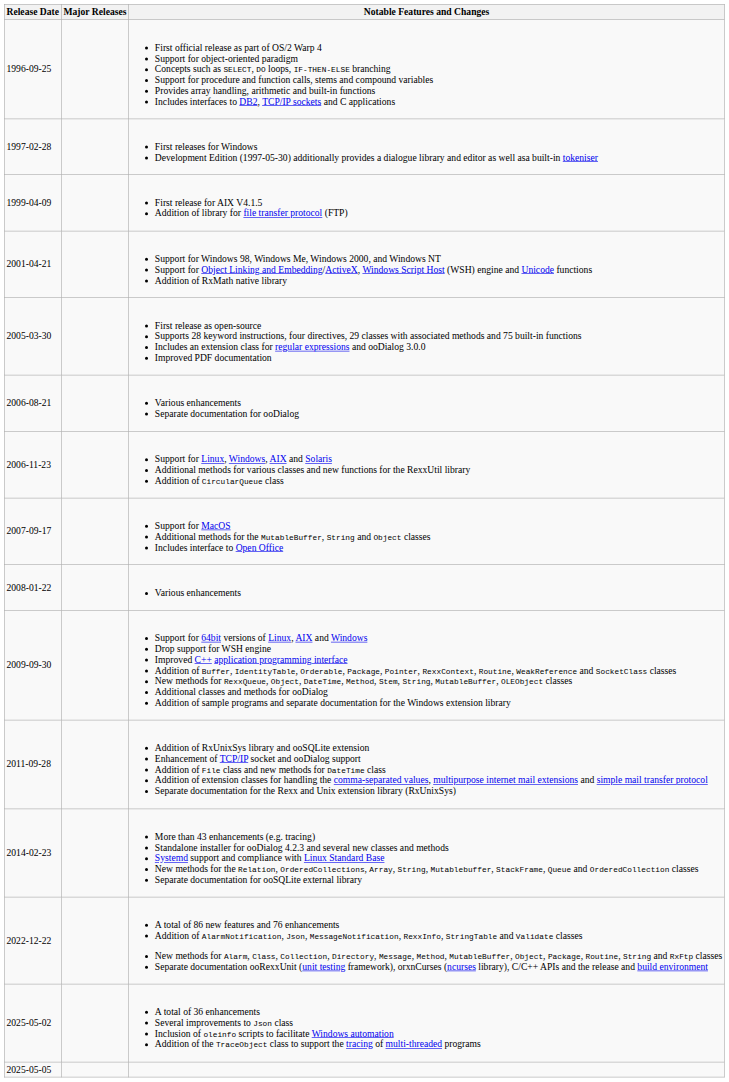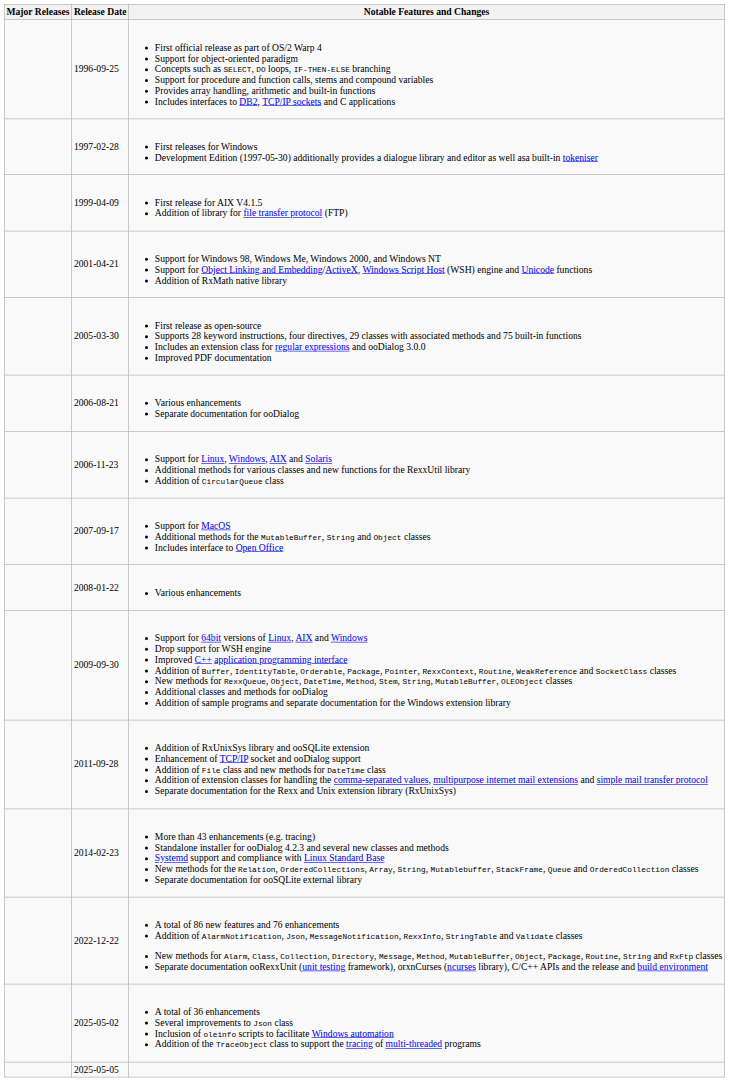columns swapped: (95, 12) <-> (33, 12)
